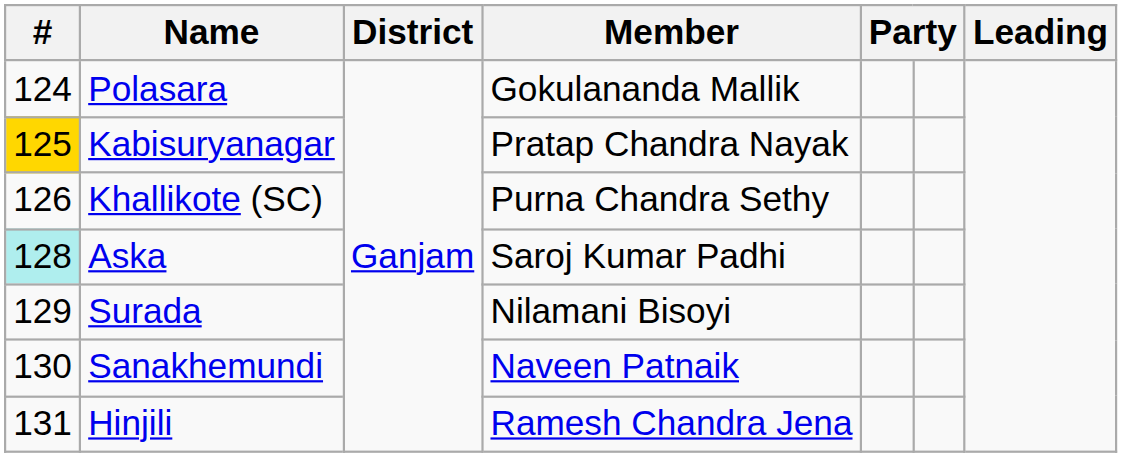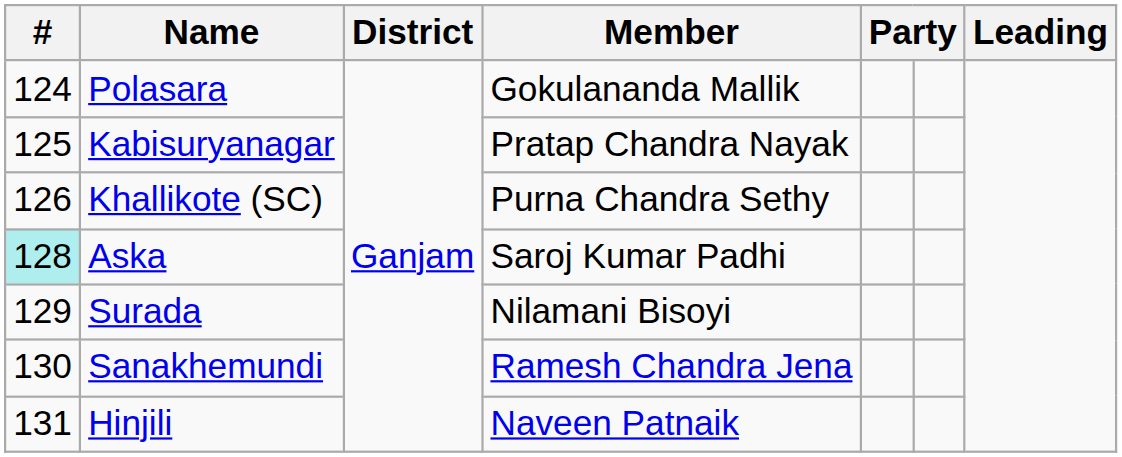(43, 144) gold background -> (43, 144) no background
(615, 367) Naveen Patnaik -> (671, 367) Ramesh Chandra Jena
(671, 423) Ramesh Chandra Jena -> (615, 423) Naveen Patnaik
